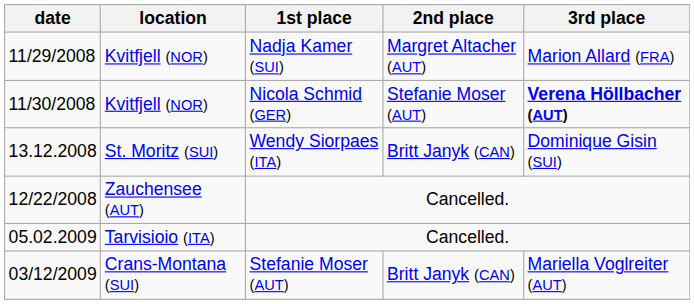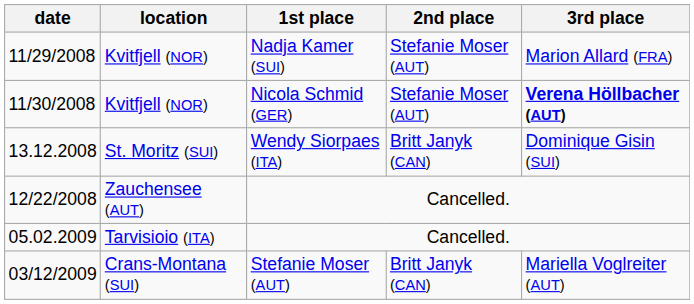(452, 56) Margret Altacher (AUT) -> (449, 56) Stefanie Moser (AUT)
